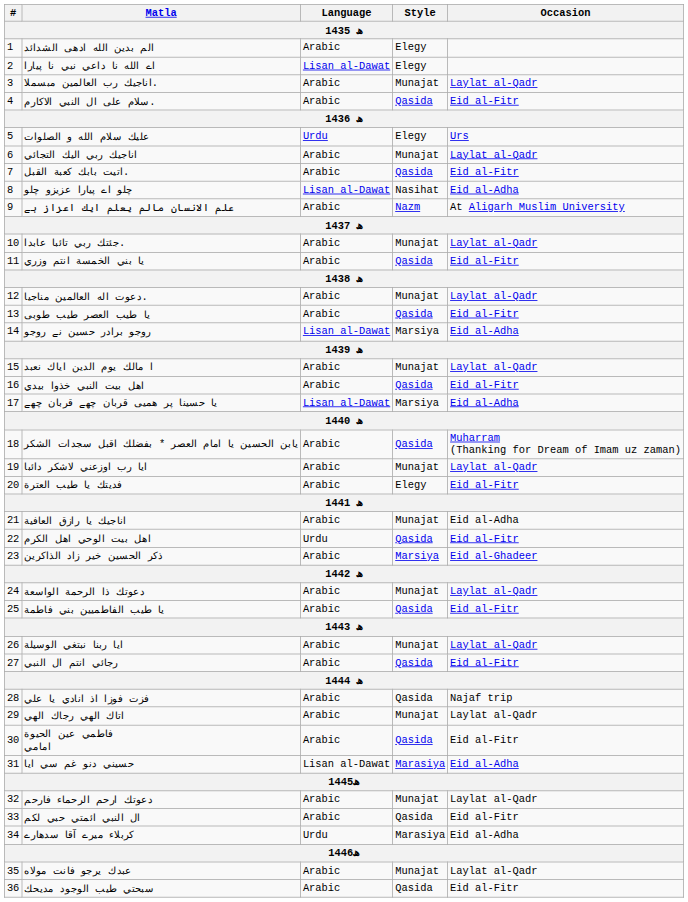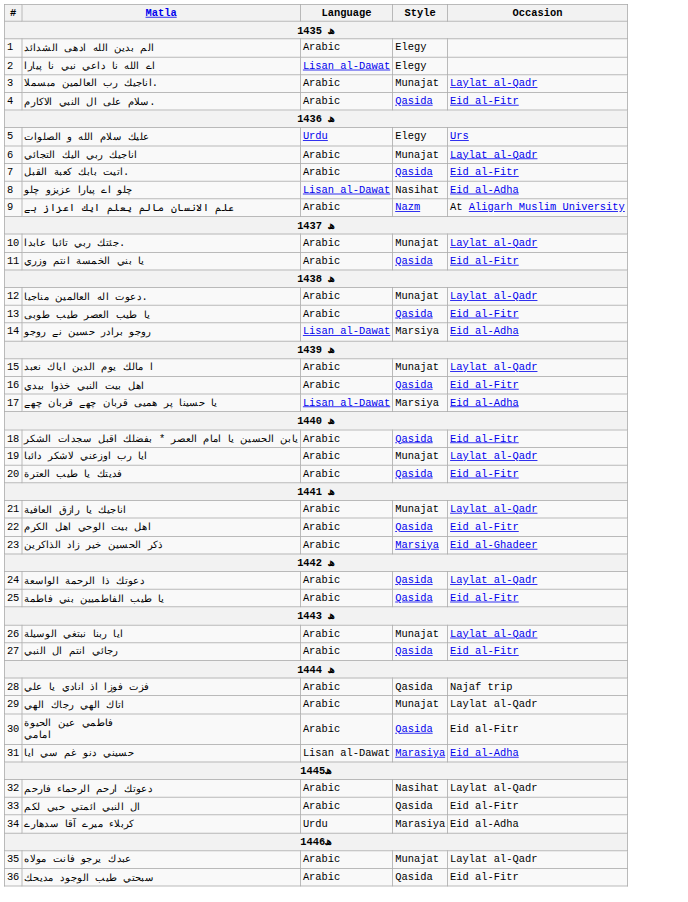(566, 444) Muharram (Thanking for Dream of Imam uz zaman) -> (484, 438) Eid al-Fitr
(411, 485) Elegy -> (414, 474) Qasida
(484, 521) Eid al-Adha -> (494, 509) Laylat al-Qadr
(315, 538) Urdu -> (322, 527) Arabic
(417, 592) Munajat -> (414, 580) Qasida
(417, 800) Munajat -> (417, 789) Nasihat
